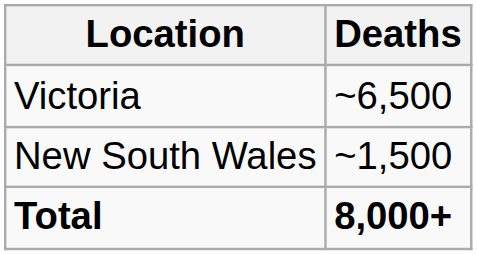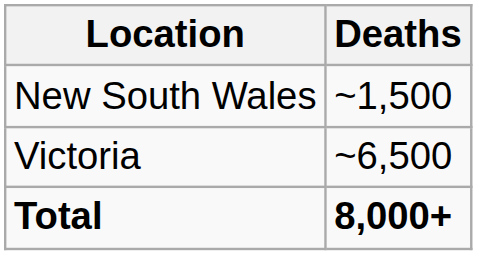rows swapped: (165, 156) <-> (77, 95)
